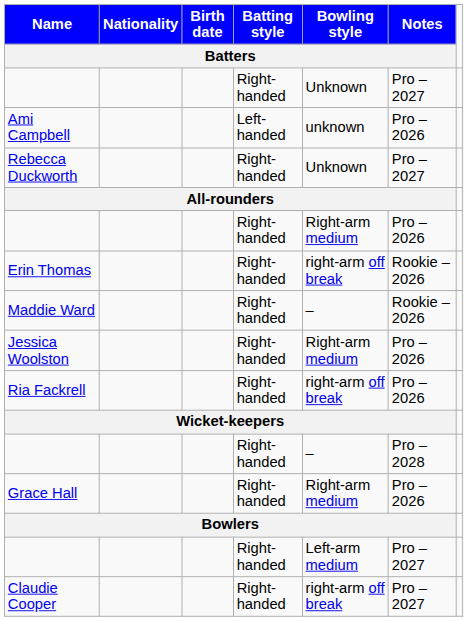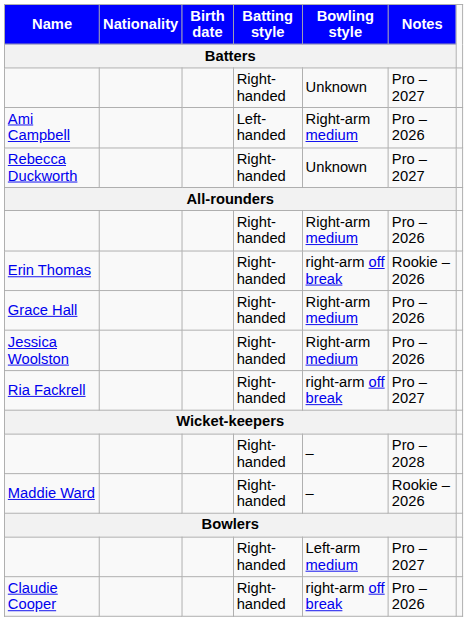(335, 127) unknown -> (338, 127) Right-arm medium
rows swapped: (43, 493) <-> (51, 310)
(409, 390) Pro – 2026 -> (409, 390) Pro – 2027
(409, 596) Pro – 2027 -> (409, 596) Pro – 2026
